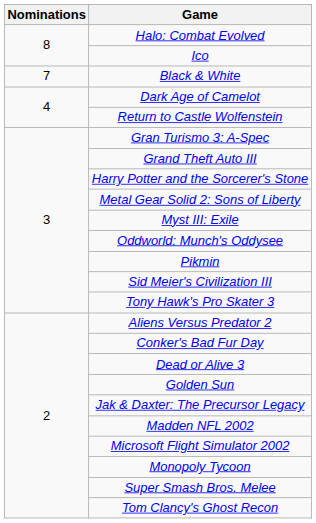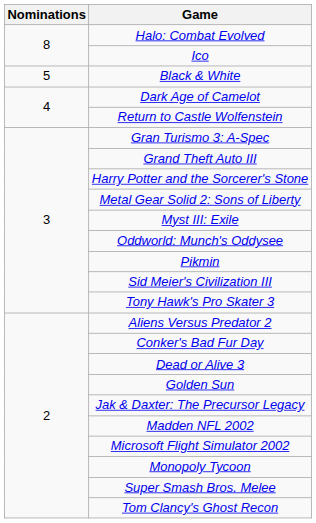(47, 76) 7 -> (47, 76) 5
